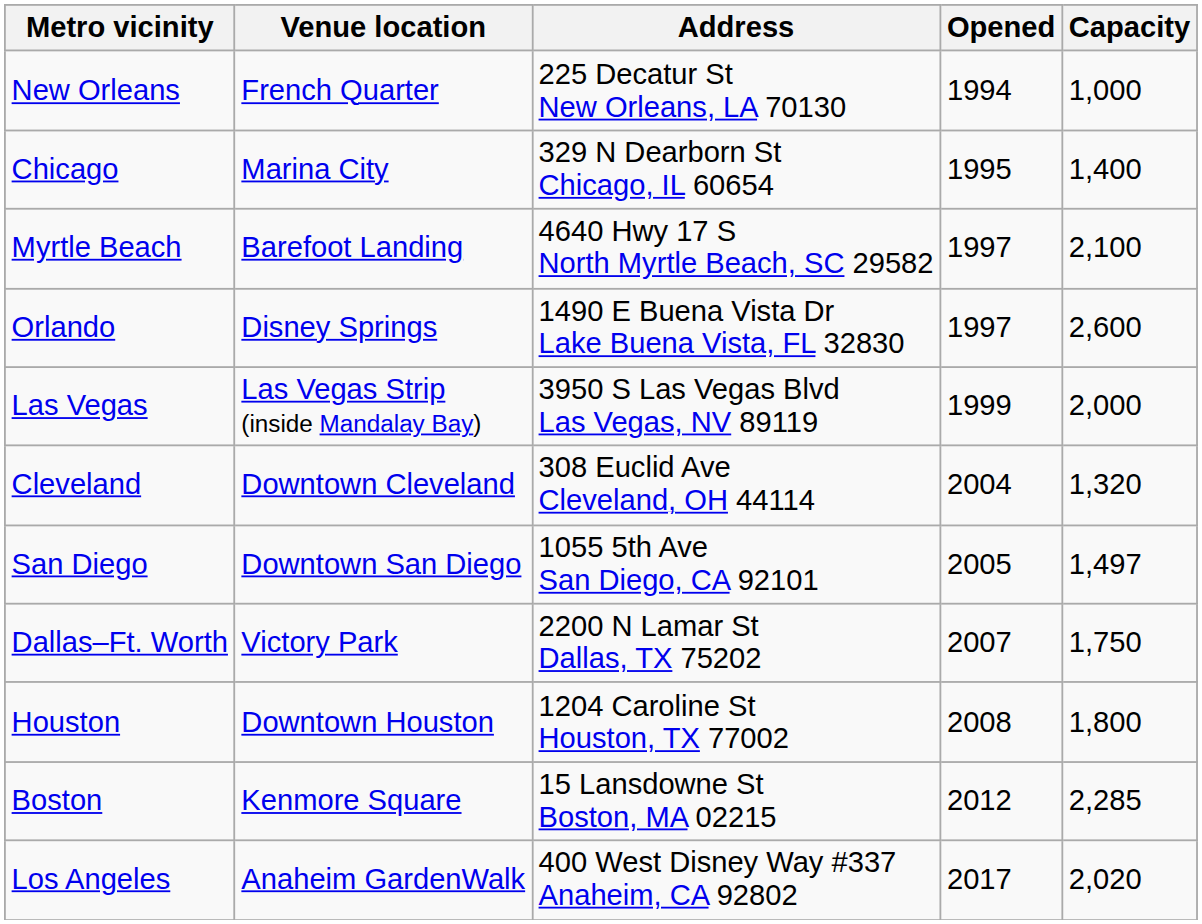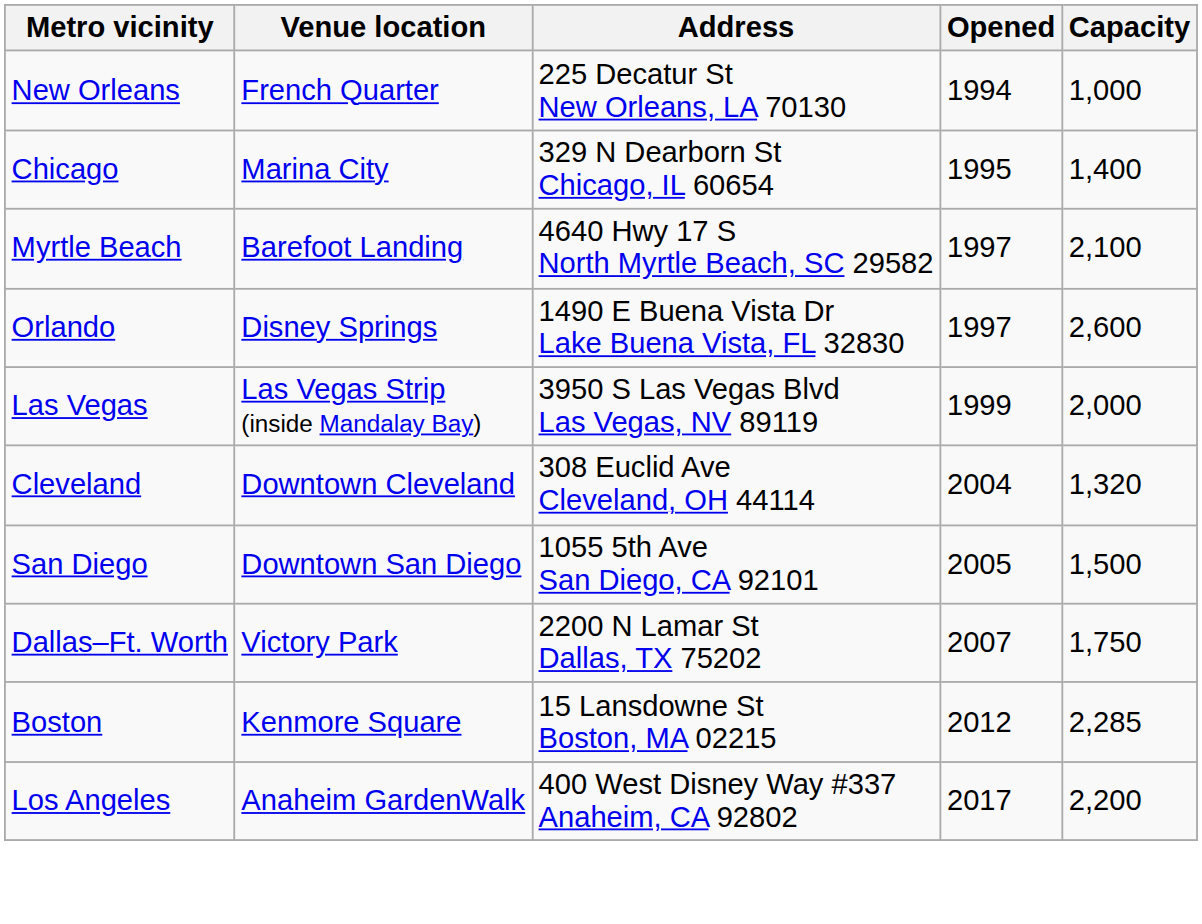(1105, 563) 1,497 -> (1105, 563) 1,500
- row: (66, 721)
(1105, 879) 2,020 -> (1105, 800) 2,200
